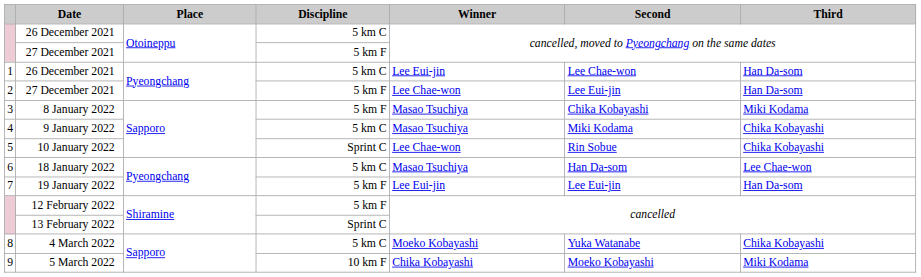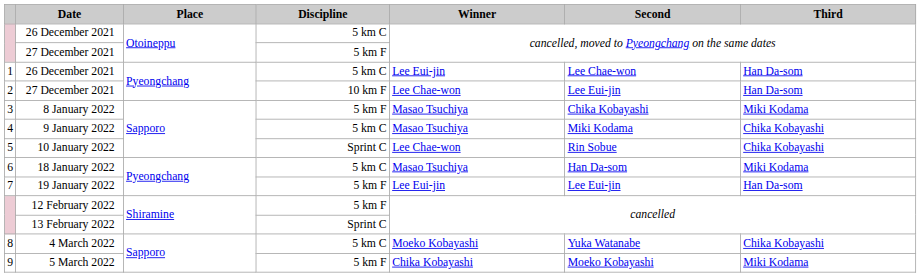(370, 90) 5 km F -> (367, 90) 10 km F
(777, 166) Lee Chae-won -> (776, 166) Miki Kodama
(367, 262) 10 km F -> (370, 262) 5 km F
